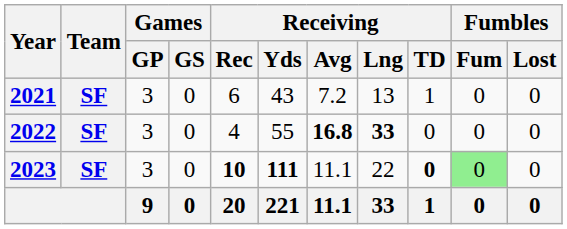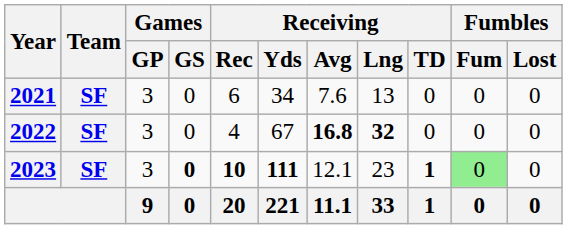(282, 95) 43 -> (282, 95) 34
(332, 95) 7.2 -> (332, 95) 7.6
(430, 95) 1 -> (430, 95) 0
(282, 132) 55 -> (282, 132) 67
(383, 132) 33 -> (383, 132) 32
(190, 168) normal -> (190, 168) bold
(332, 168) 11.1 -> (332, 168) 12.1
(383, 168) 22 -> (383, 168) 23
(430, 168) 0 -> (430, 168) 1
